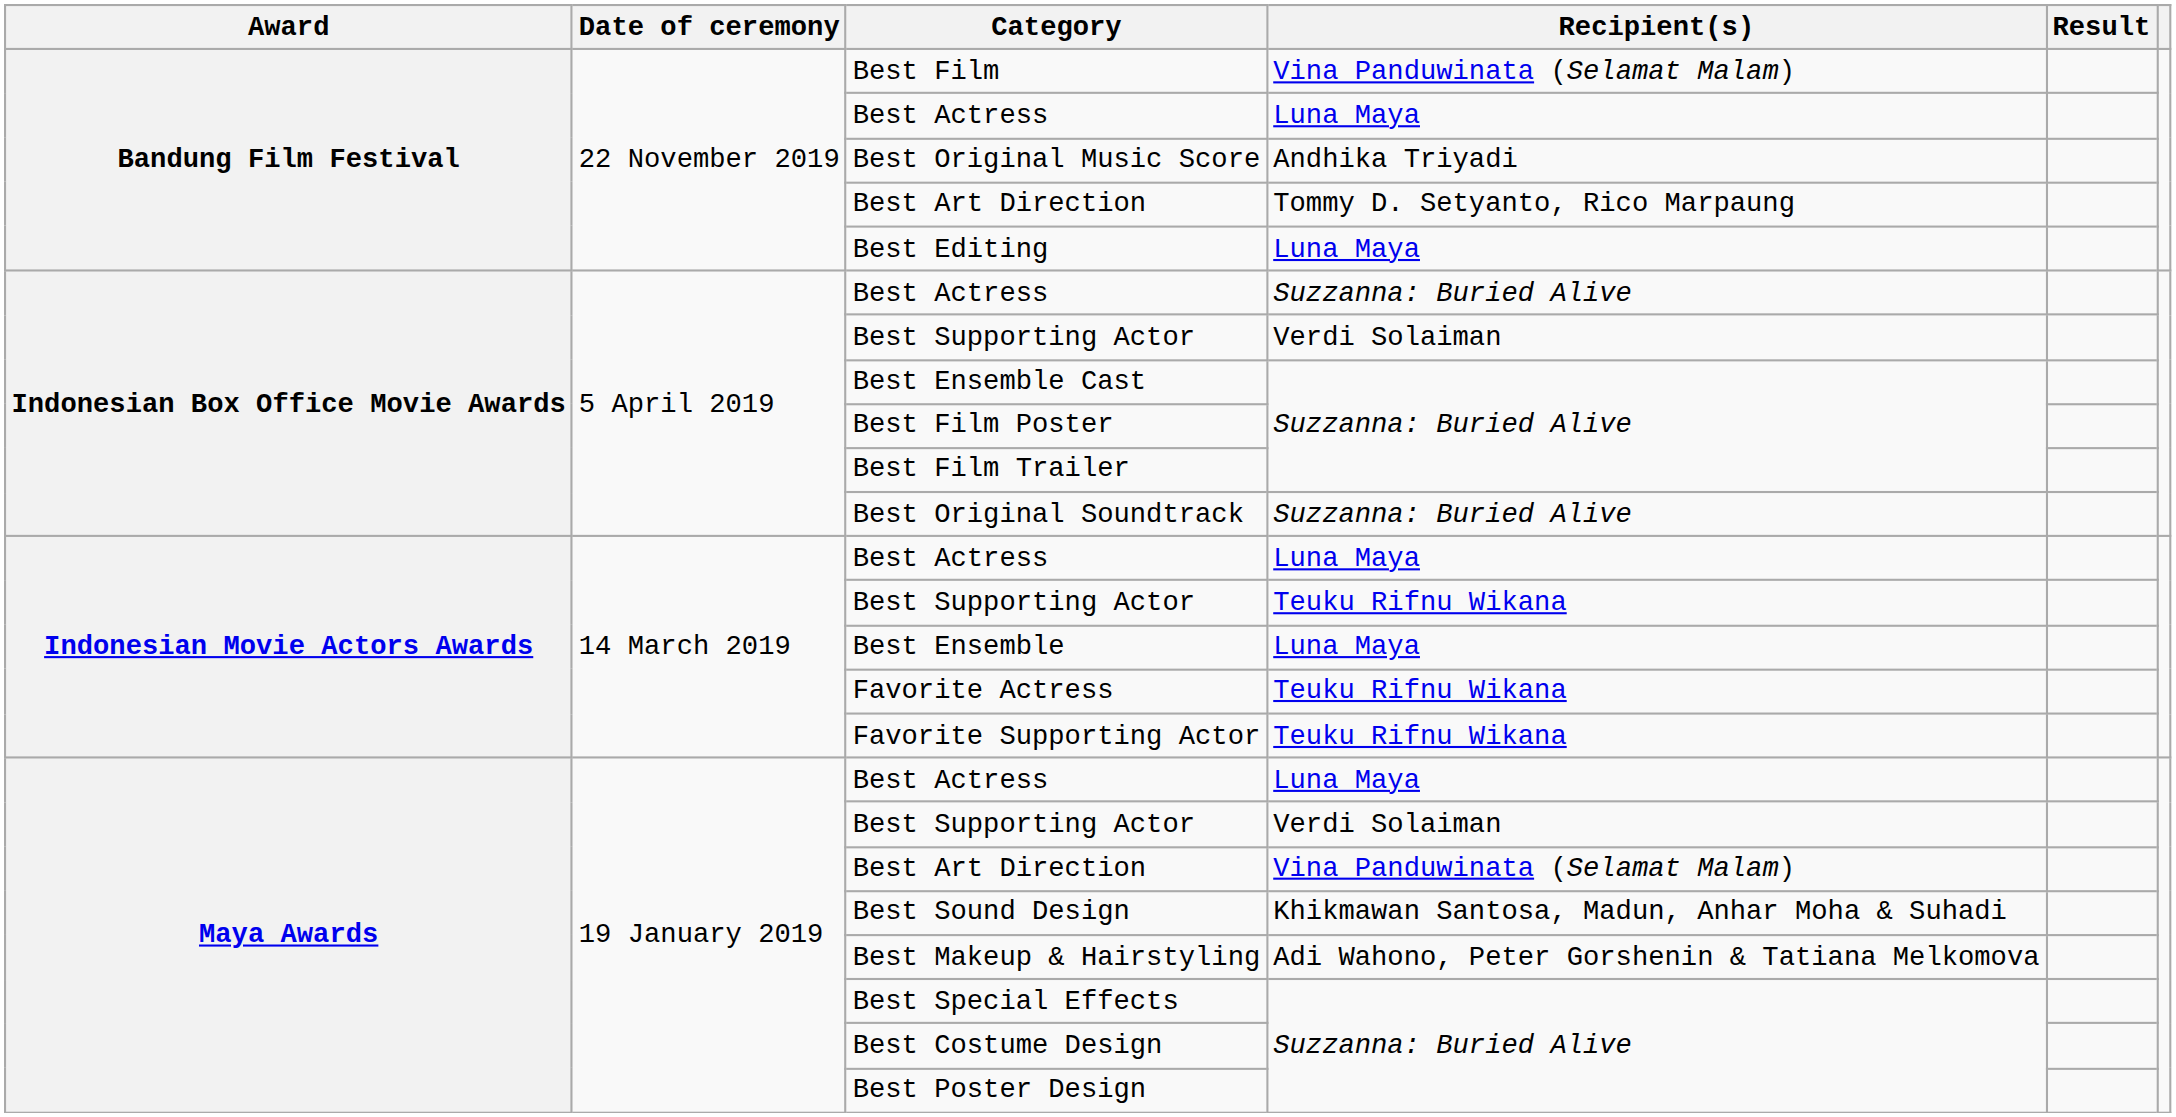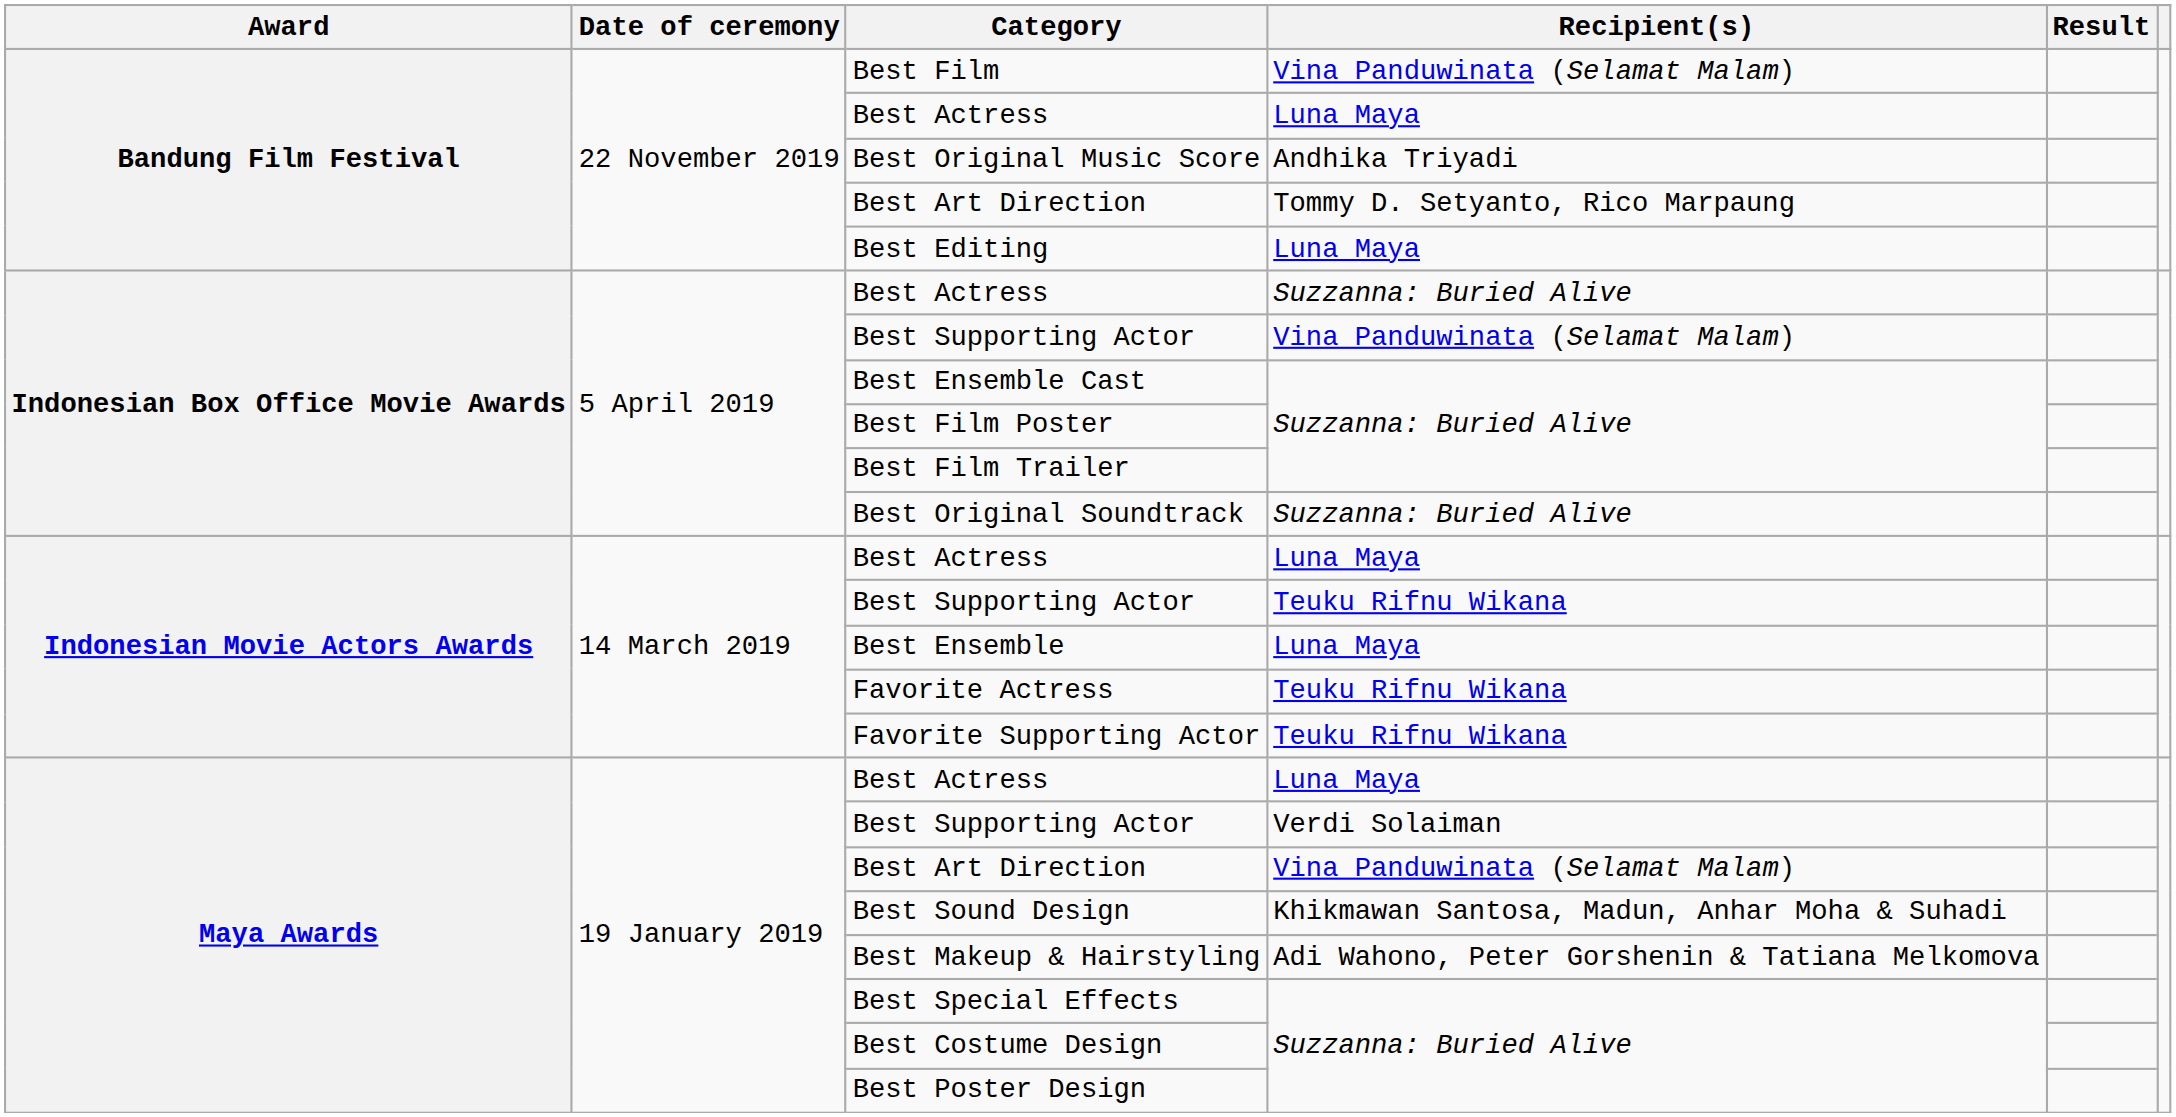(1387, 337) Verdi Solaiman -> (1534, 337) Vina Panduwinata (Selamat Malam)
